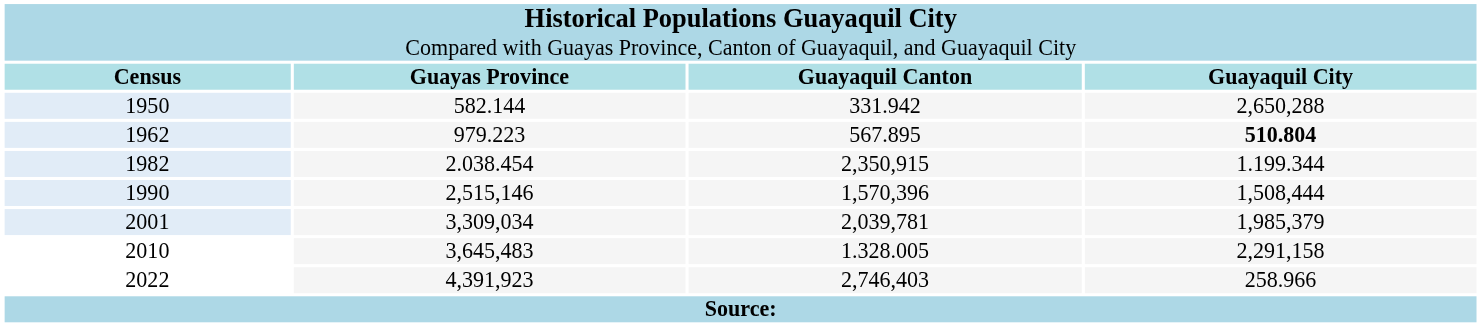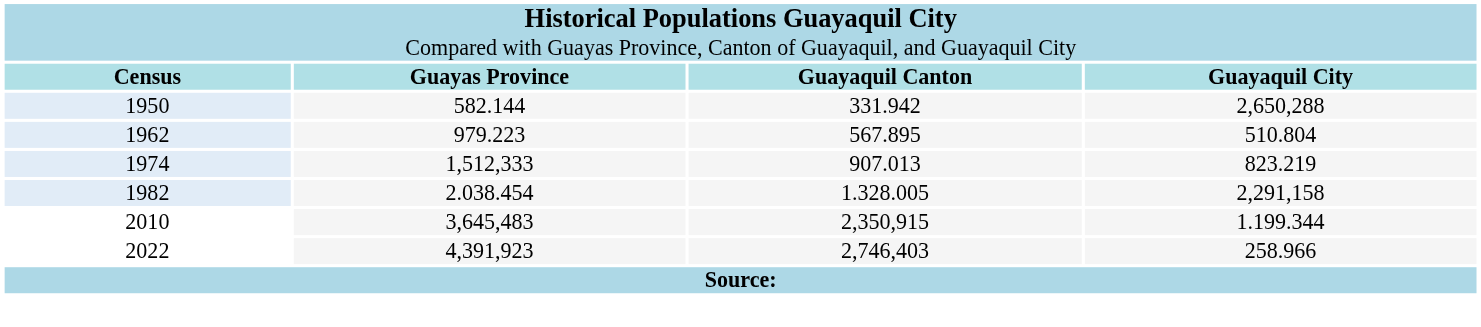(1281, 134) bold -> (1281, 134) normal
+ row: (147, 163)
(885, 163) 2,350,915 -> (885, 192) 1.328.005
(1281, 163) 1.199.344 -> (1281, 192) 2,291,158
- row: (147, 192)
- row: (147, 221)
(885, 250) 1.328.005 -> (885, 221) 2,350,915
(1281, 250) 2,291,158 -> (1281, 221) 1.199.344
